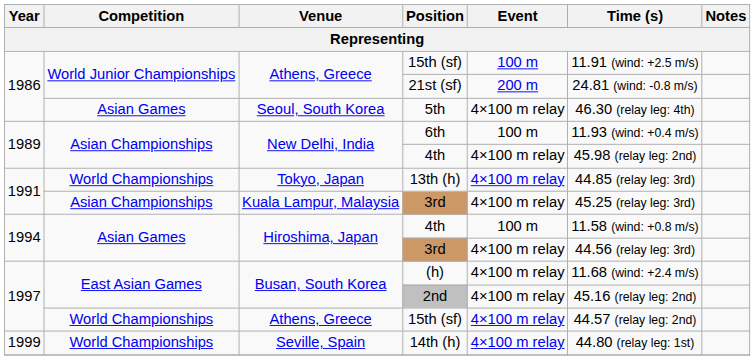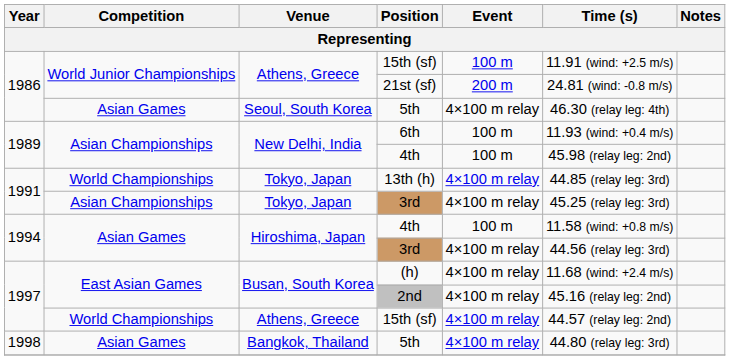(518, 156) 4×100 m relay -> (492, 156) 100 m
(321, 202) Kuala Lampur, Malaysia -> (308, 202) Tokyo, Japan
+ row: (24, 343)
- row: (24, 343)
